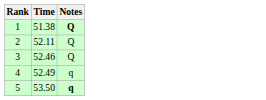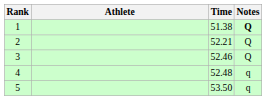+ column: (120, 12)
(44, 42) 52.11 -> (221, 42) 52.21
(44, 73) 52.49 -> (221, 73) 52.48
(71, 88) bold -> (248, 88) normal
